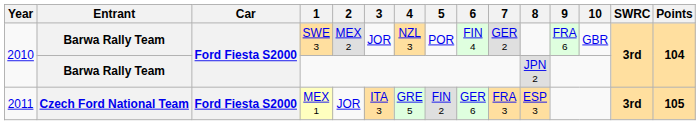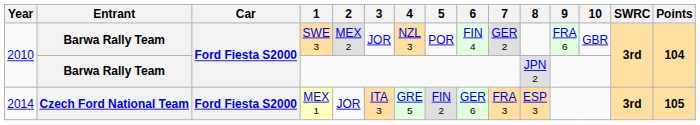(21, 103) 2011 -> (21, 103) 2014
